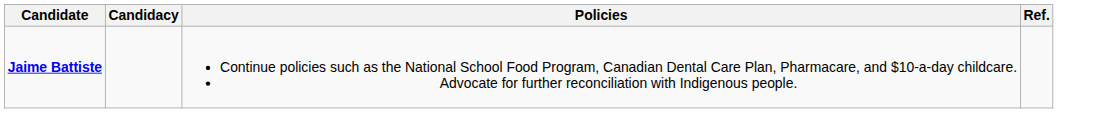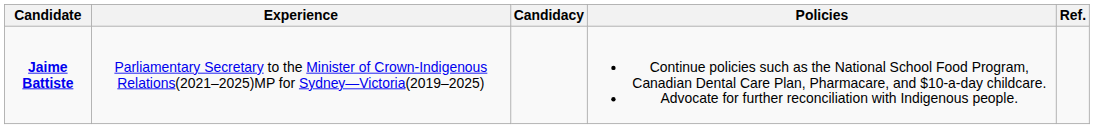+ column: (301, 15)
